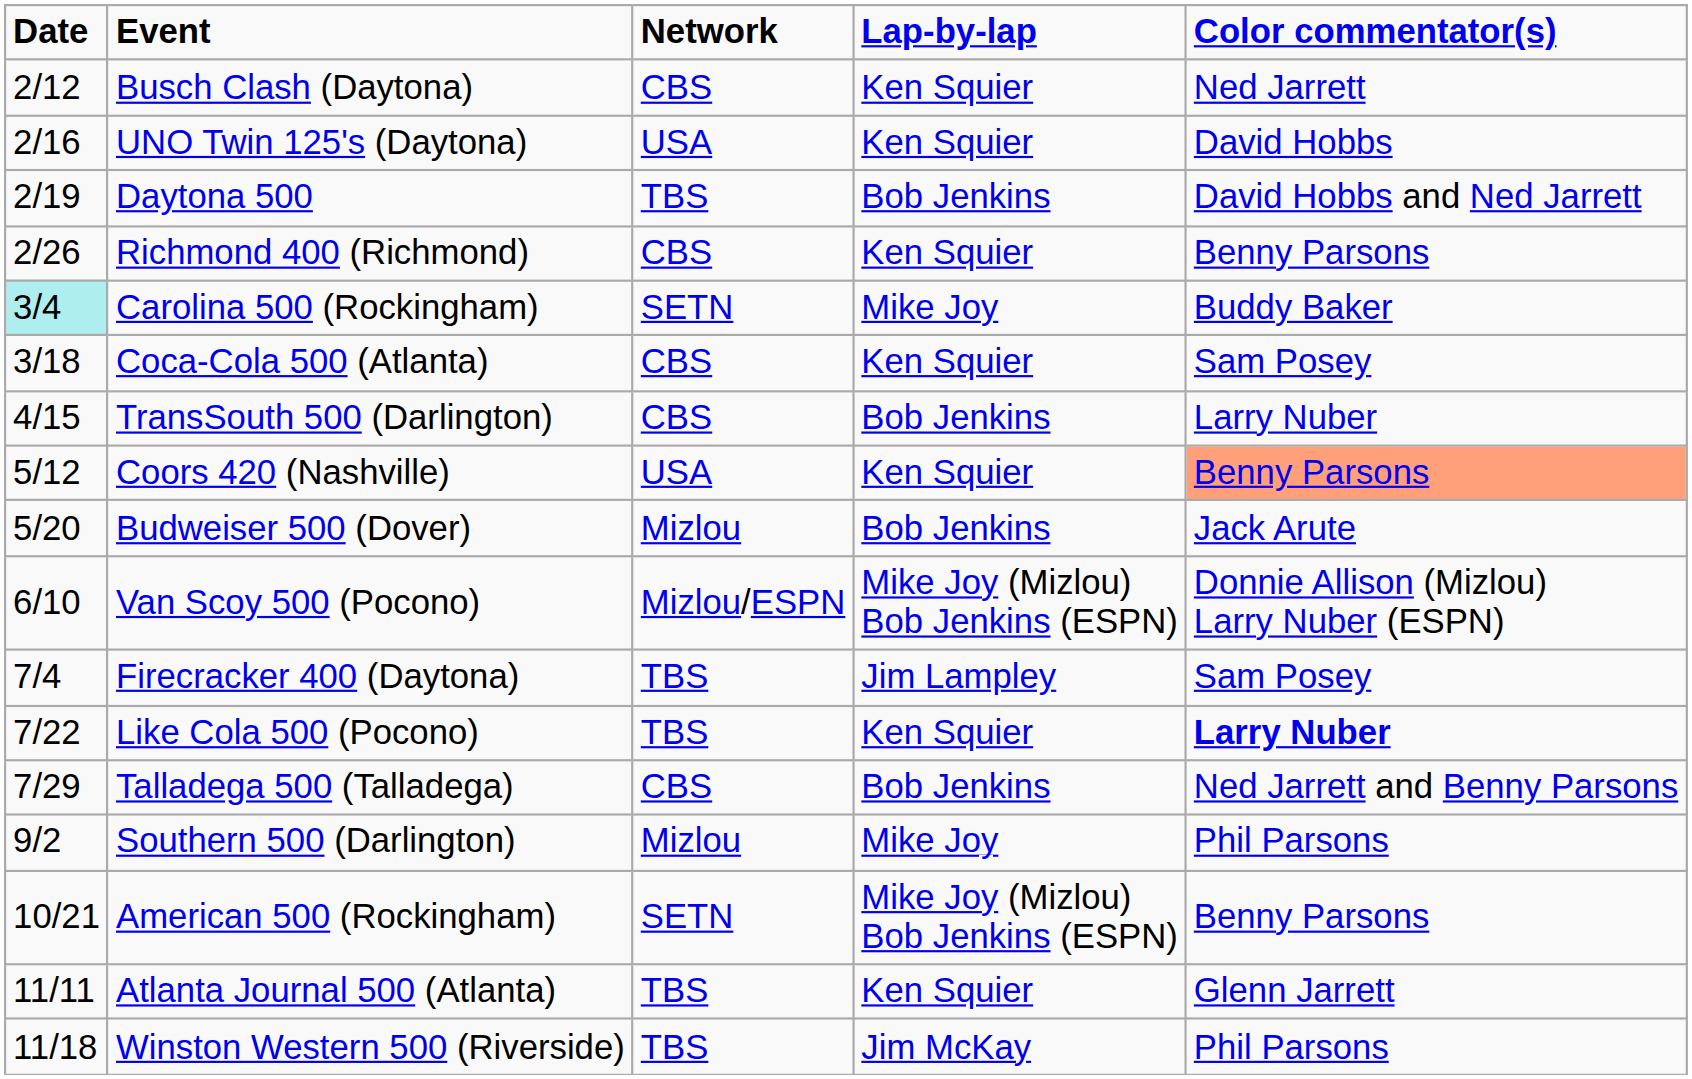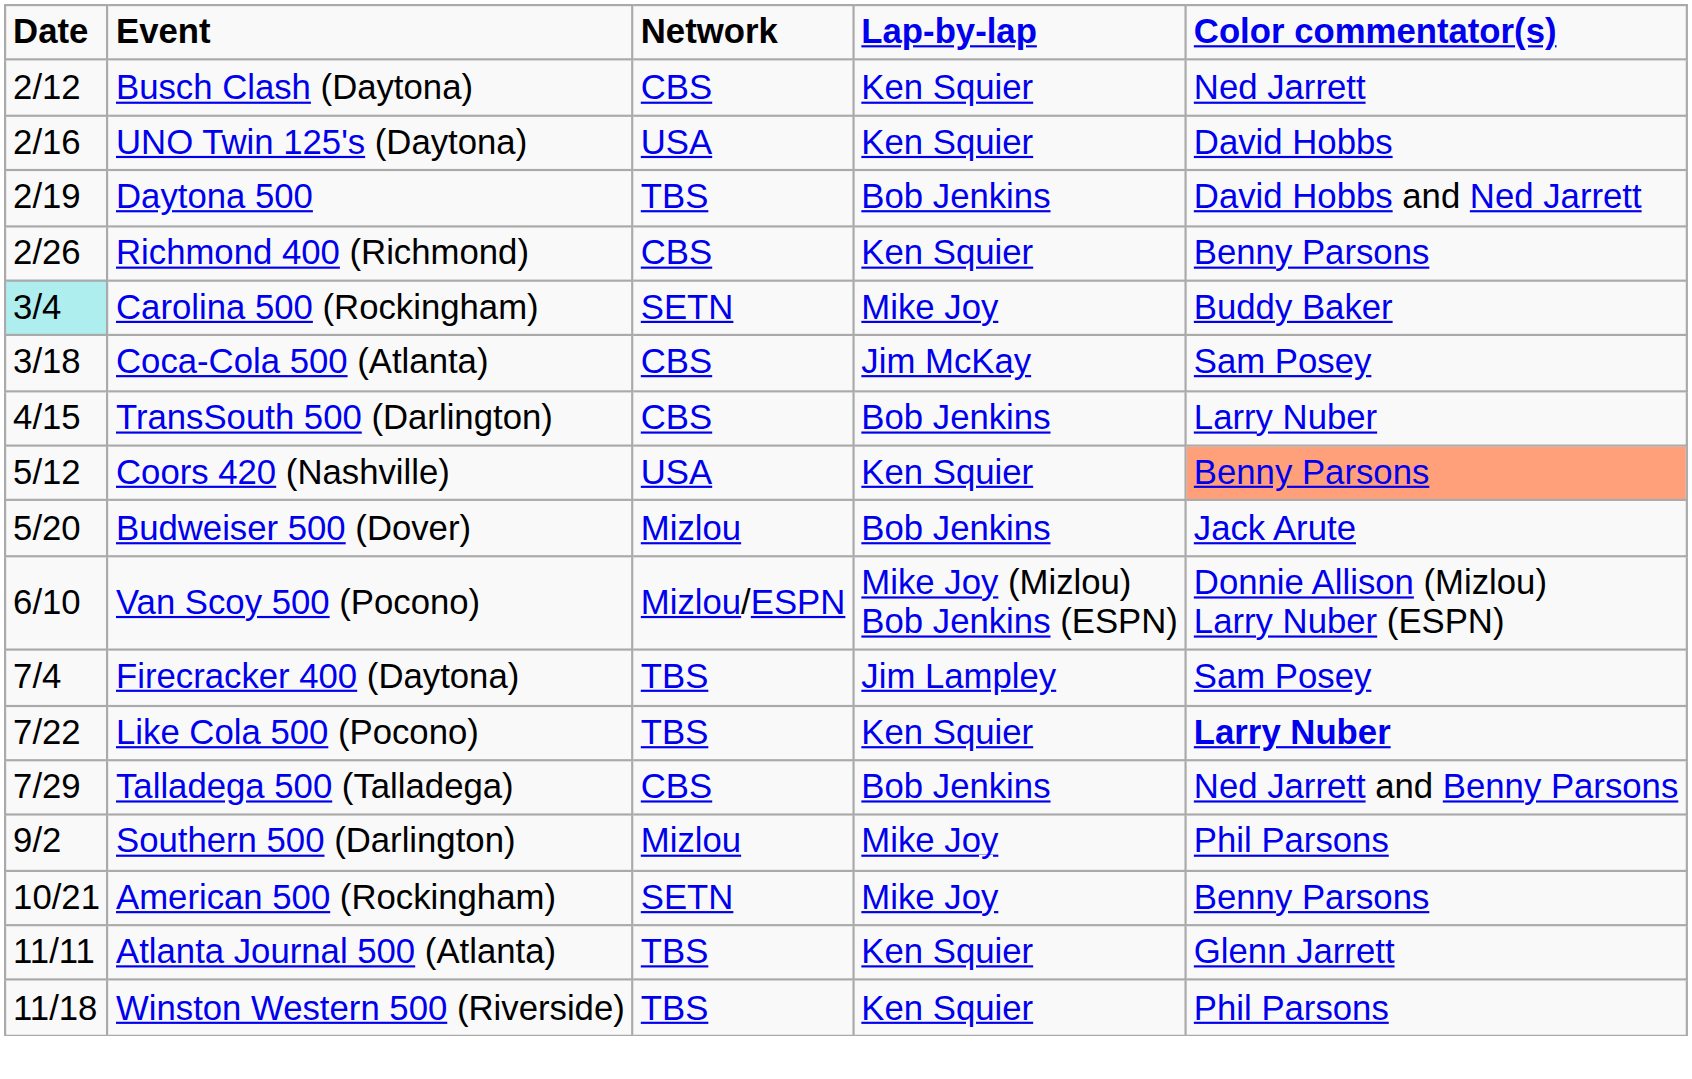(947, 362) Ken Squier -> (946, 362) Jim McKay
(1020, 916) Mike Joy (Mizlou) Bob Jenkins (ESPN) -> (930, 897) Mike Joy
(946, 1046) Jim McKay -> (947, 1007) Ken Squier
